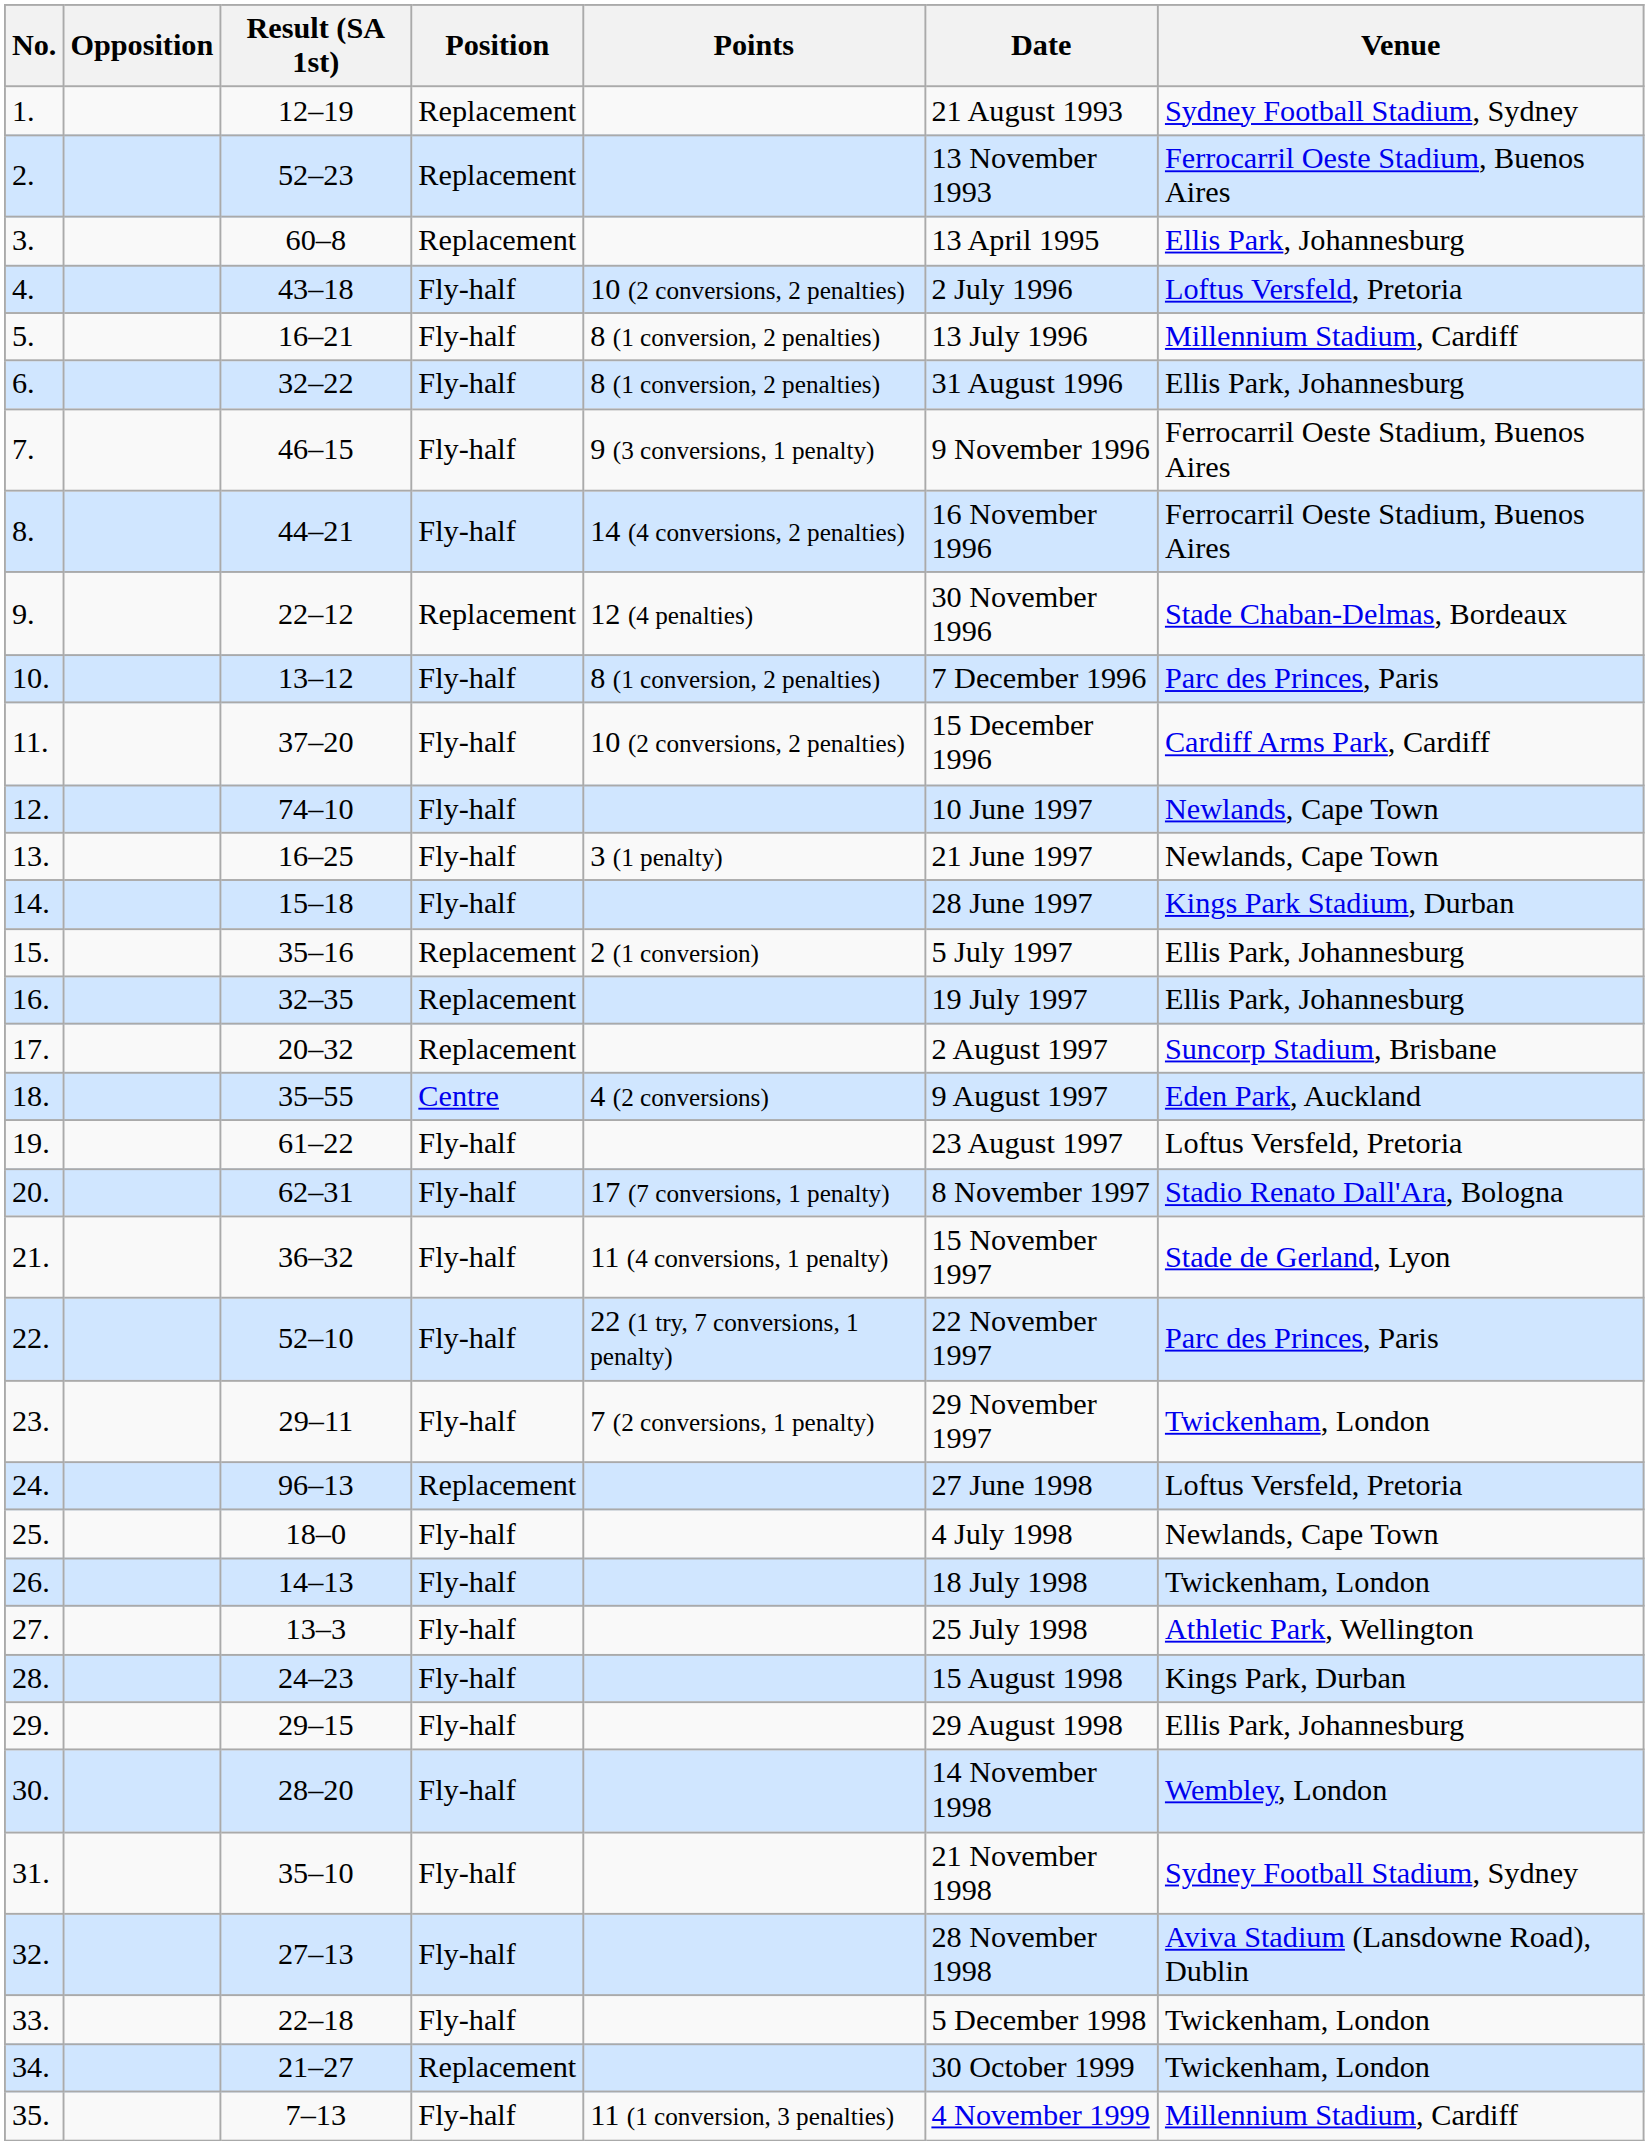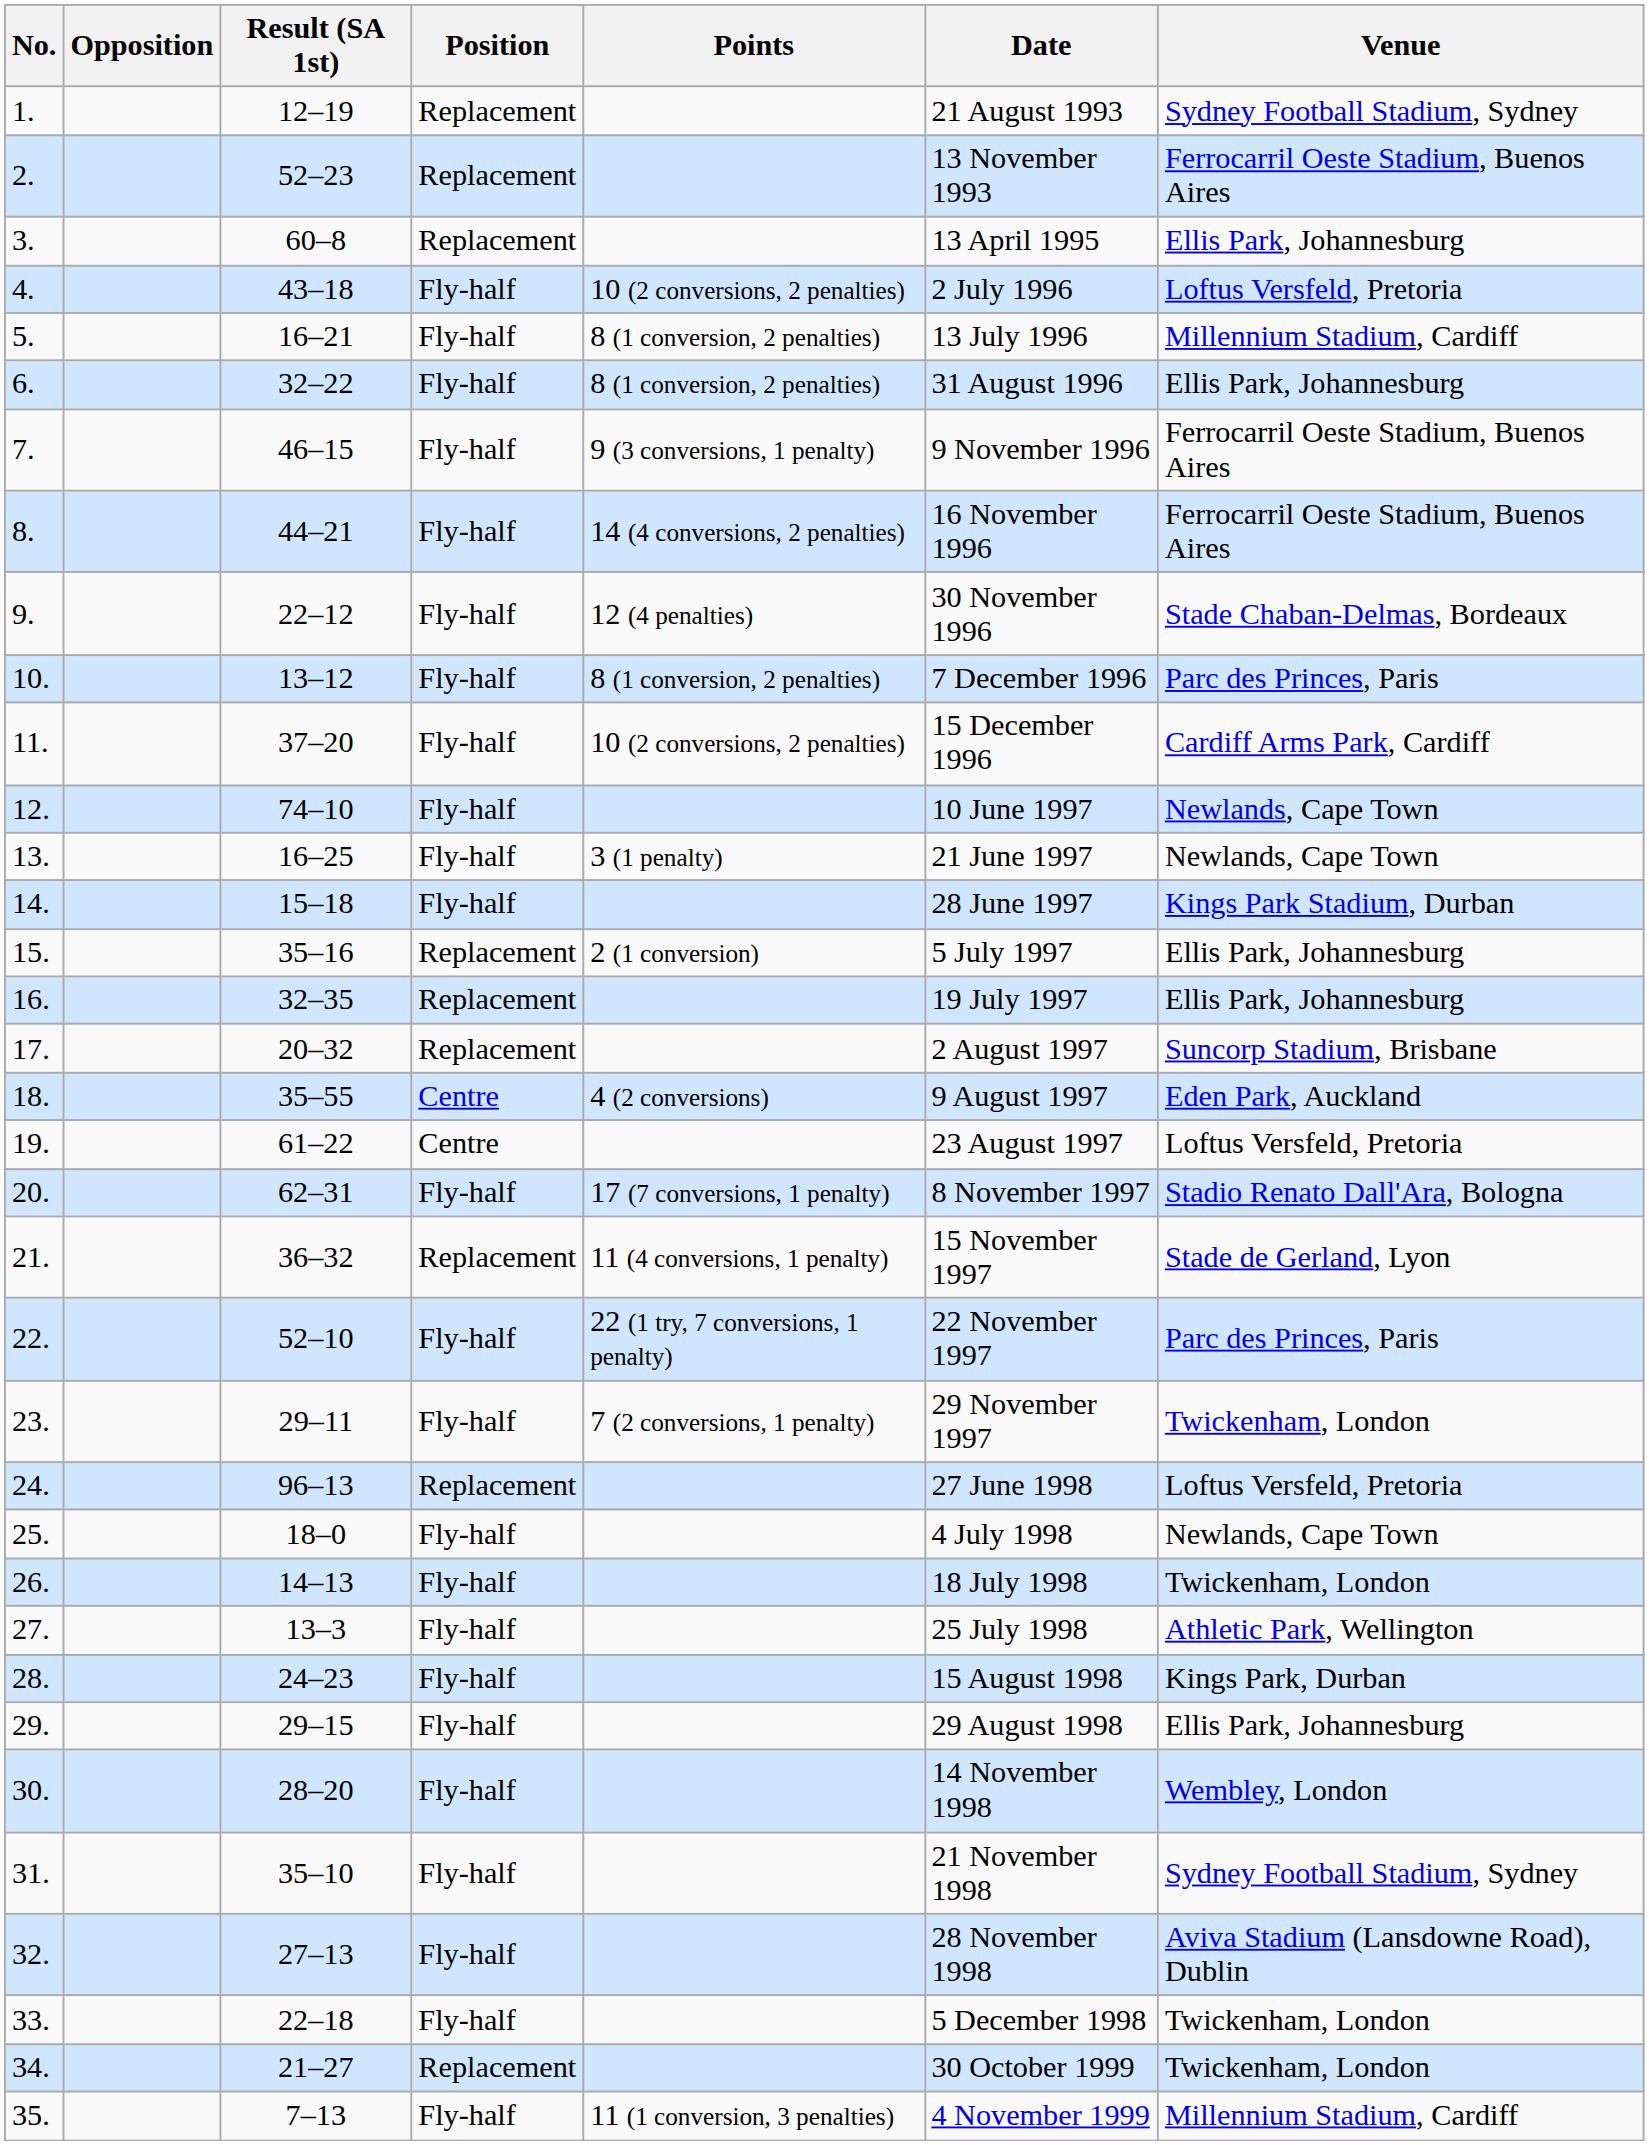(497, 613) Replacement -> (467, 613) Fly-half
(467, 1143) Fly-half -> (459, 1143) Centre
(467, 1256) Fly-half -> (497, 1256) Replacement
